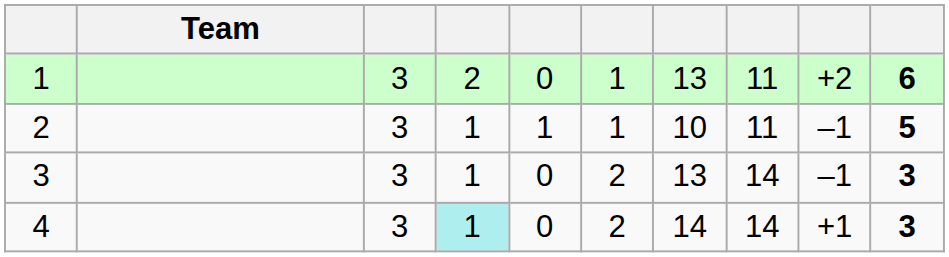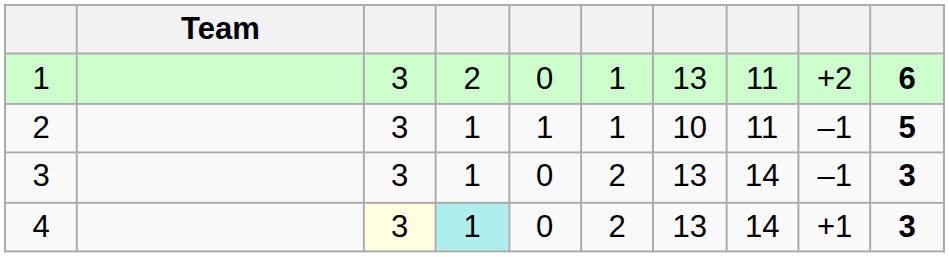(400, 226) no background -> (400, 226) lightyellow background
(690, 226) 14 -> (690, 226) 13
